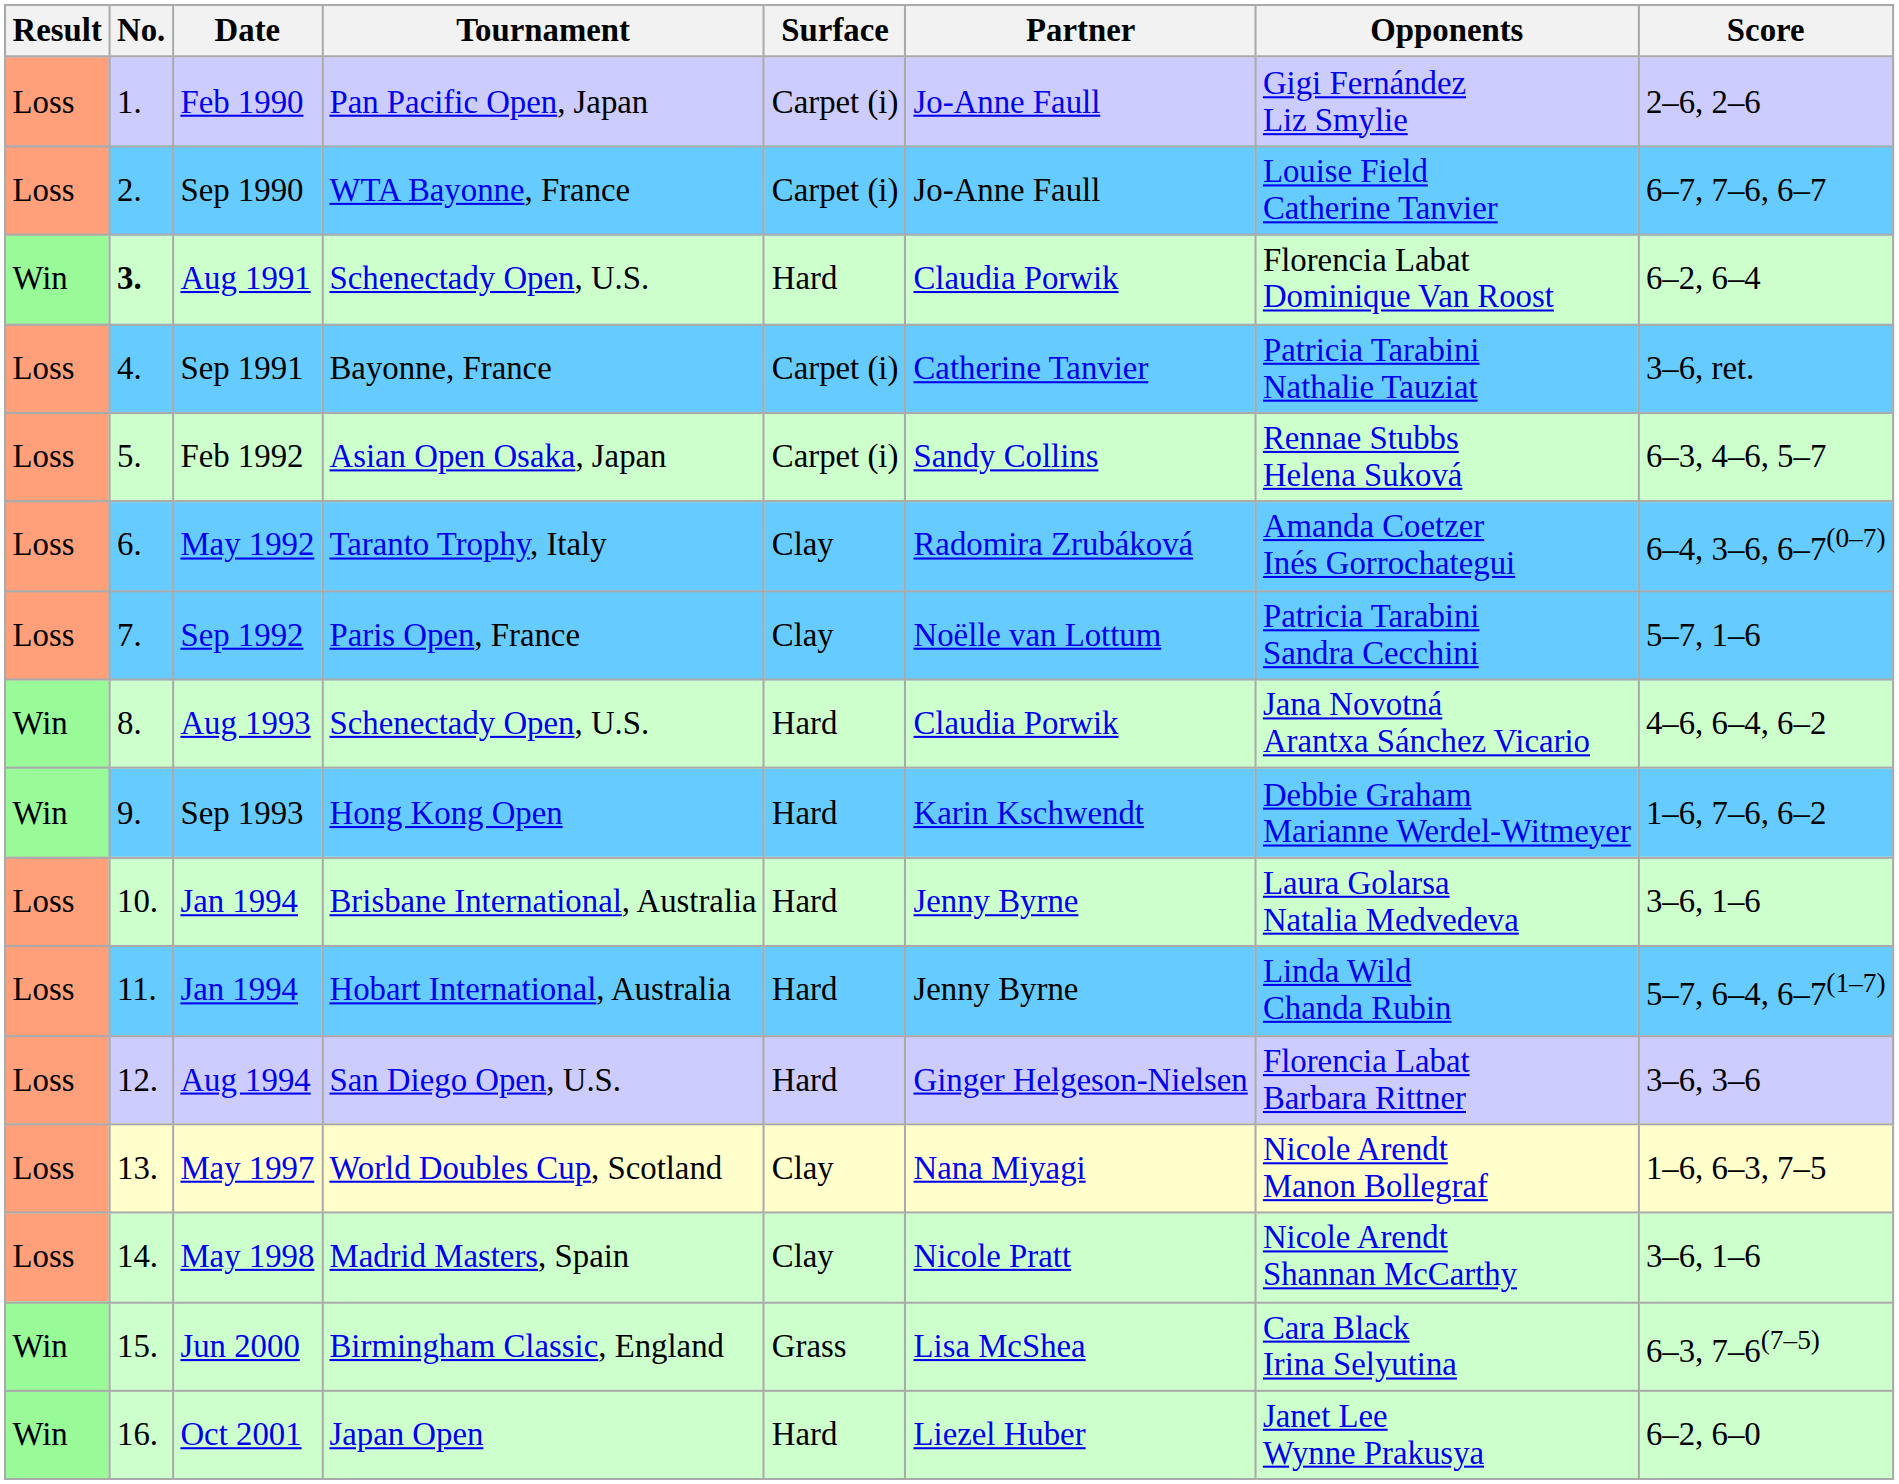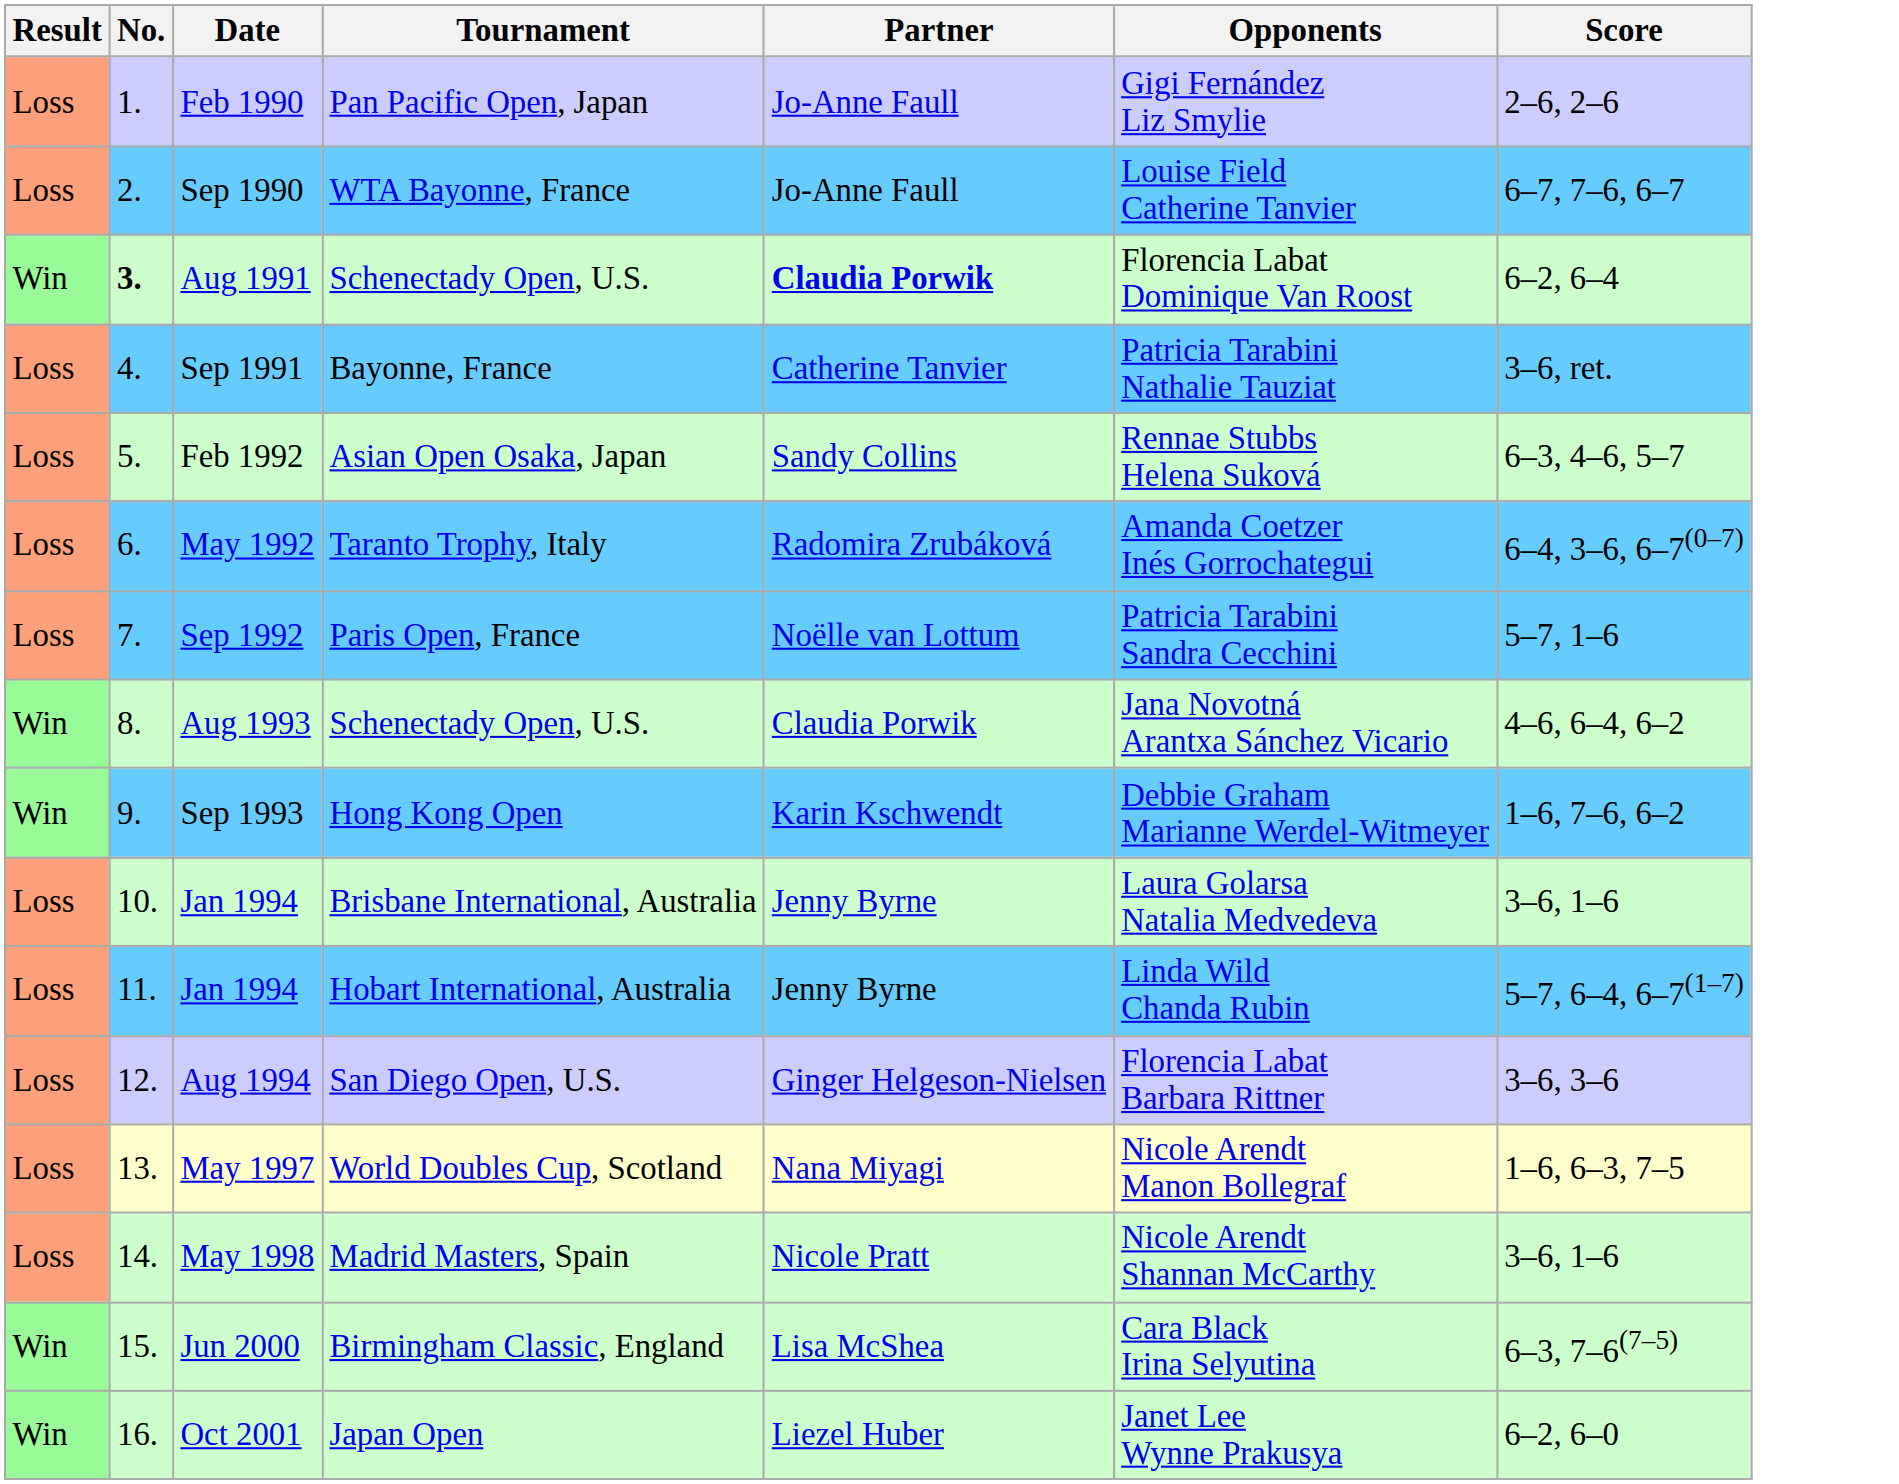- column: (835, 30)
(1016, 278) normal -> (883, 278) bold
